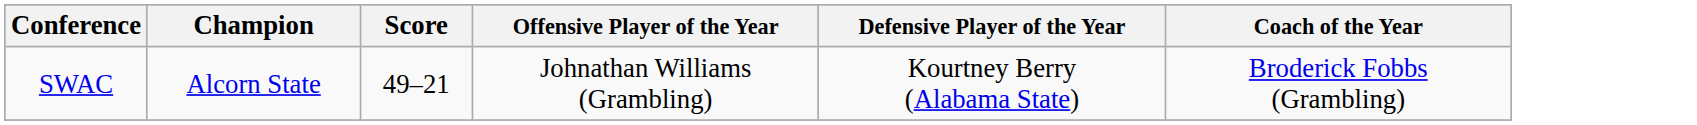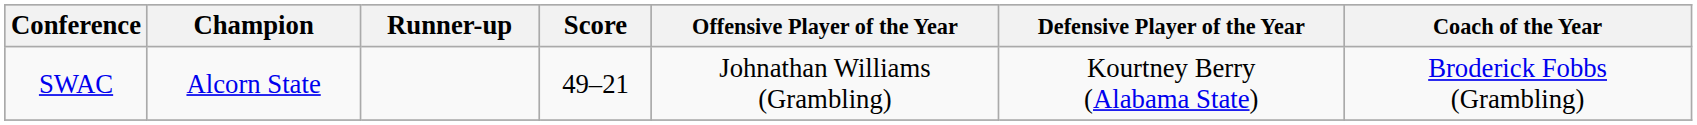+ column: (450, 25)
